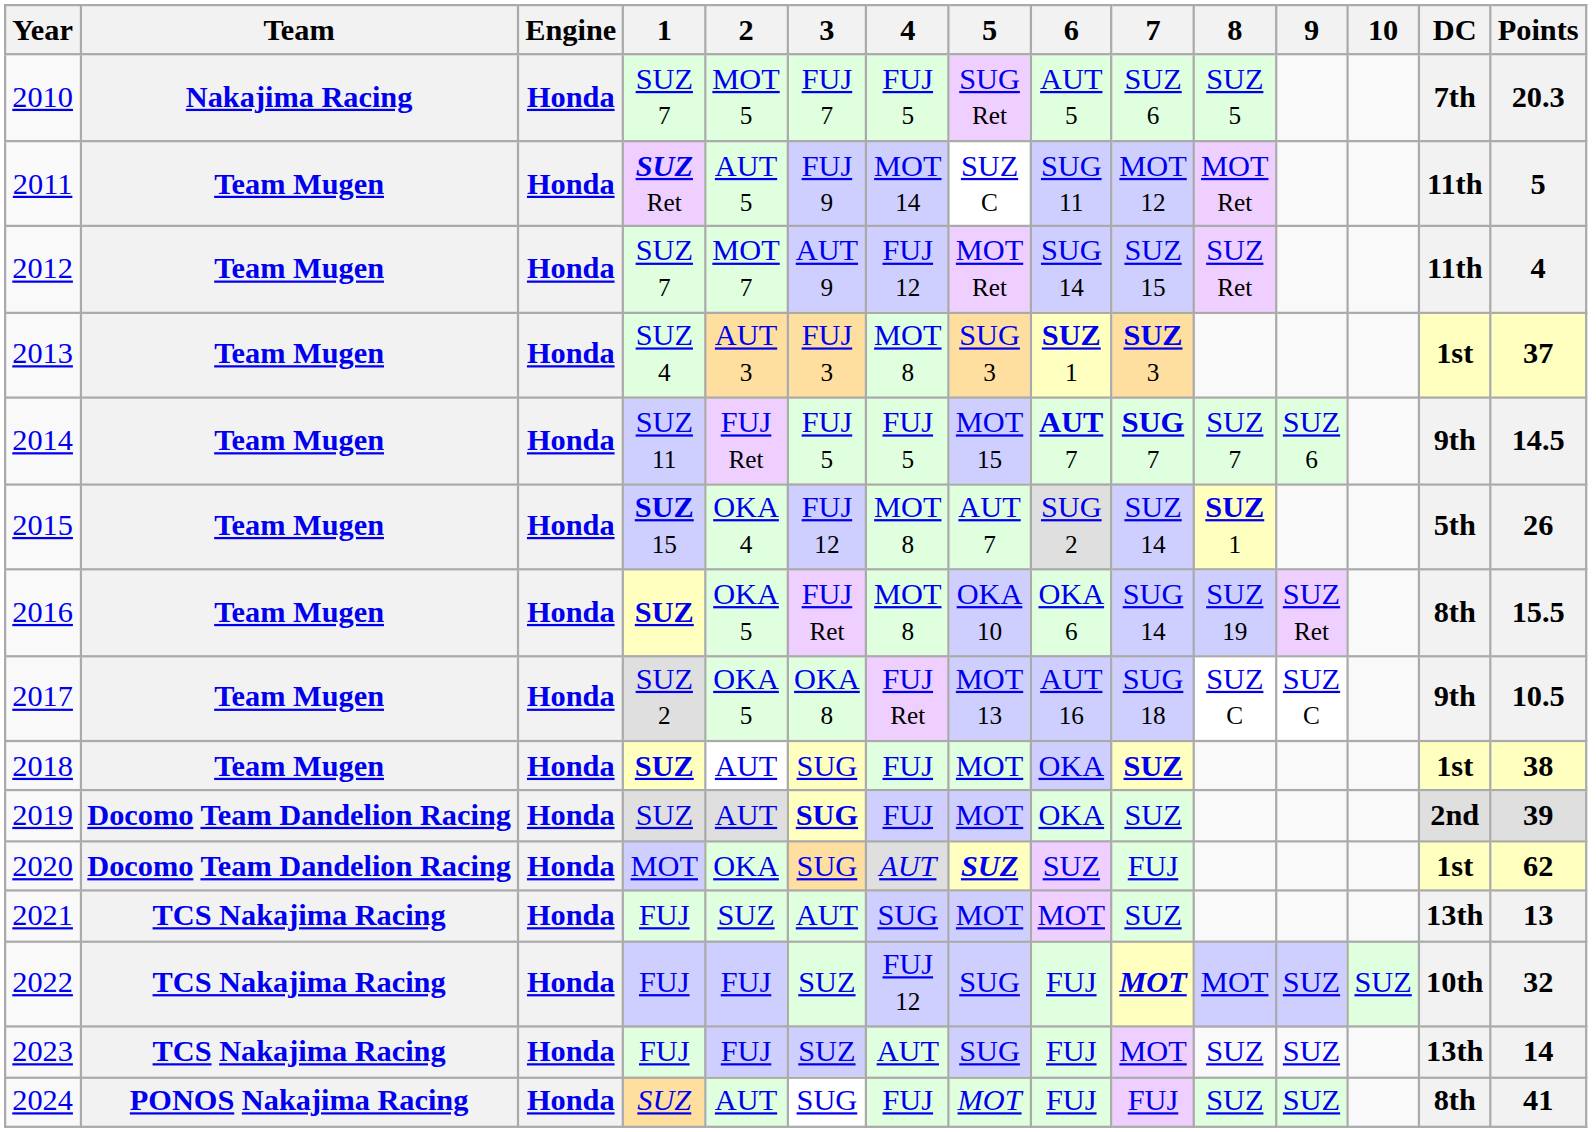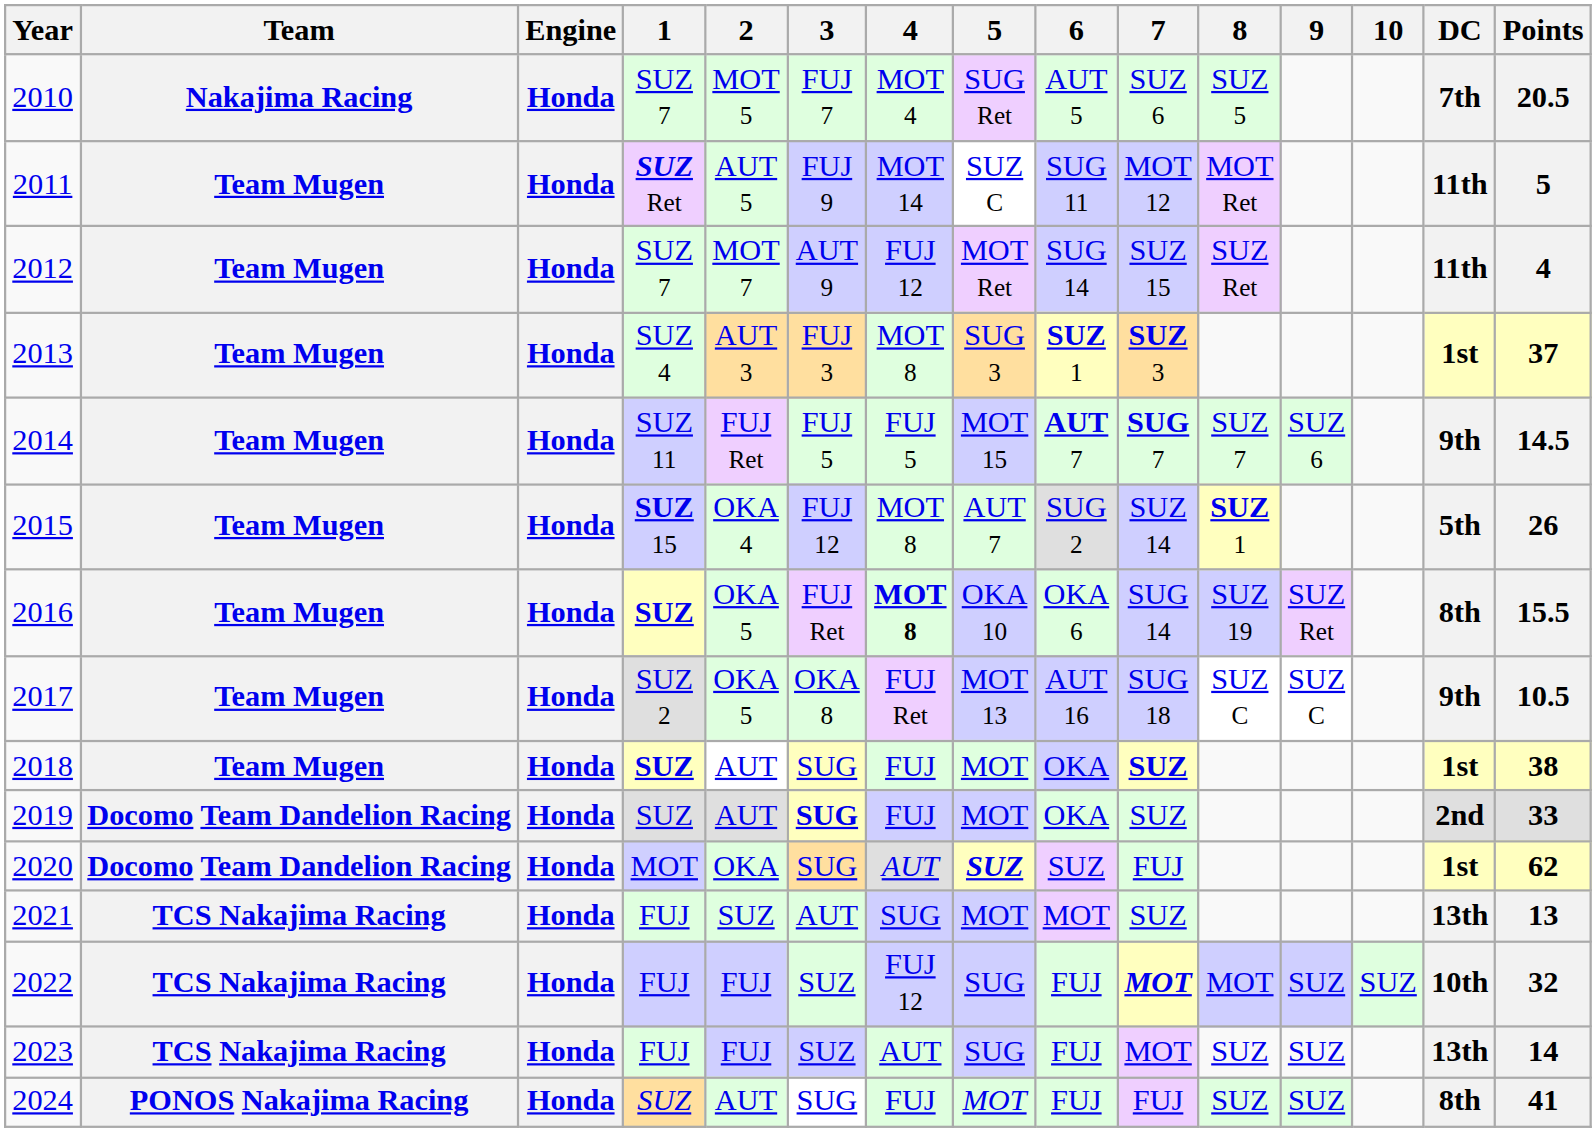(908, 95) FUJ 5 -> (910, 95) MOT 4
(1538, 96) 20.3 -> (1543, 96) 20.5
(908, 610) normal -> (910, 611) bold
(1538, 814) 39 -> (1543, 814) 33
